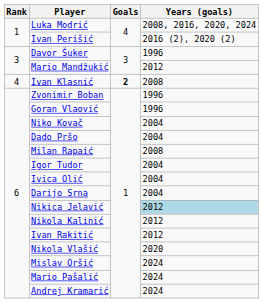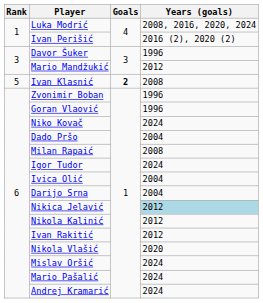(17, 81) 4 -> (17, 81) 5
(153, 123) 2004 -> (153, 123) 2024
(153, 165) 2004 -> (153, 165) 2024
